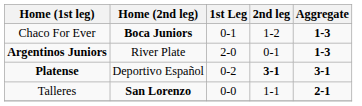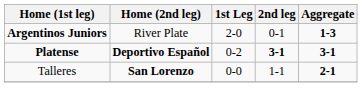- row: (57, 33)
(158, 71) normal -> (161, 52) bold
